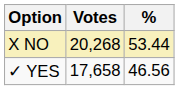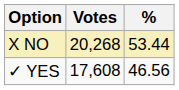(95, 70) 17,658 -> (95, 70) 17,608
